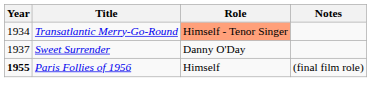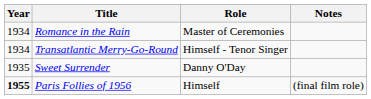+ row: (82, 31)
(235, 31) lightsalmon background -> (235, 49) no background
(18, 49) 1937 -> (18, 67) 1935
